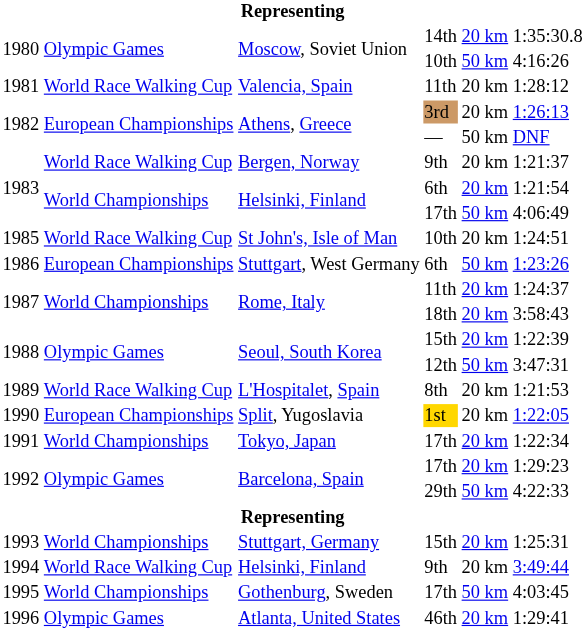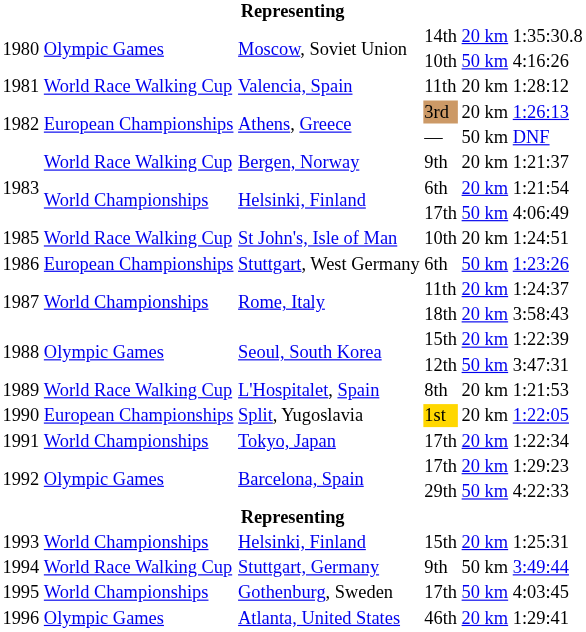(309, 542) Stuttgart, Germany -> (302, 542) Helsinki, Finland
(302, 567) Helsinki, Finland -> (309, 567) Stuttgart, Germany
(485, 567) 20 km -> (485, 567) 50 km
